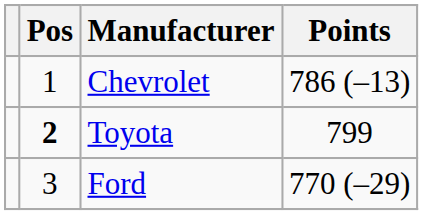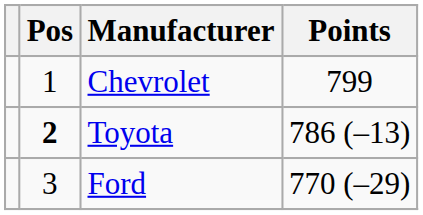(350, 81) 786 (–13) -> (350, 81) 799
(350, 132) 799 -> (350, 132) 786 (–13)
